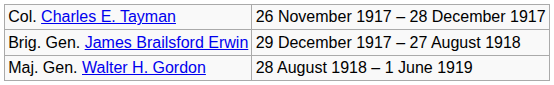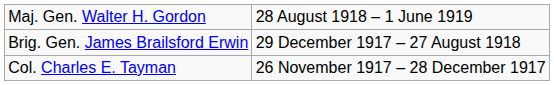rows swapped: (92, 17) <-> (107, 67)
